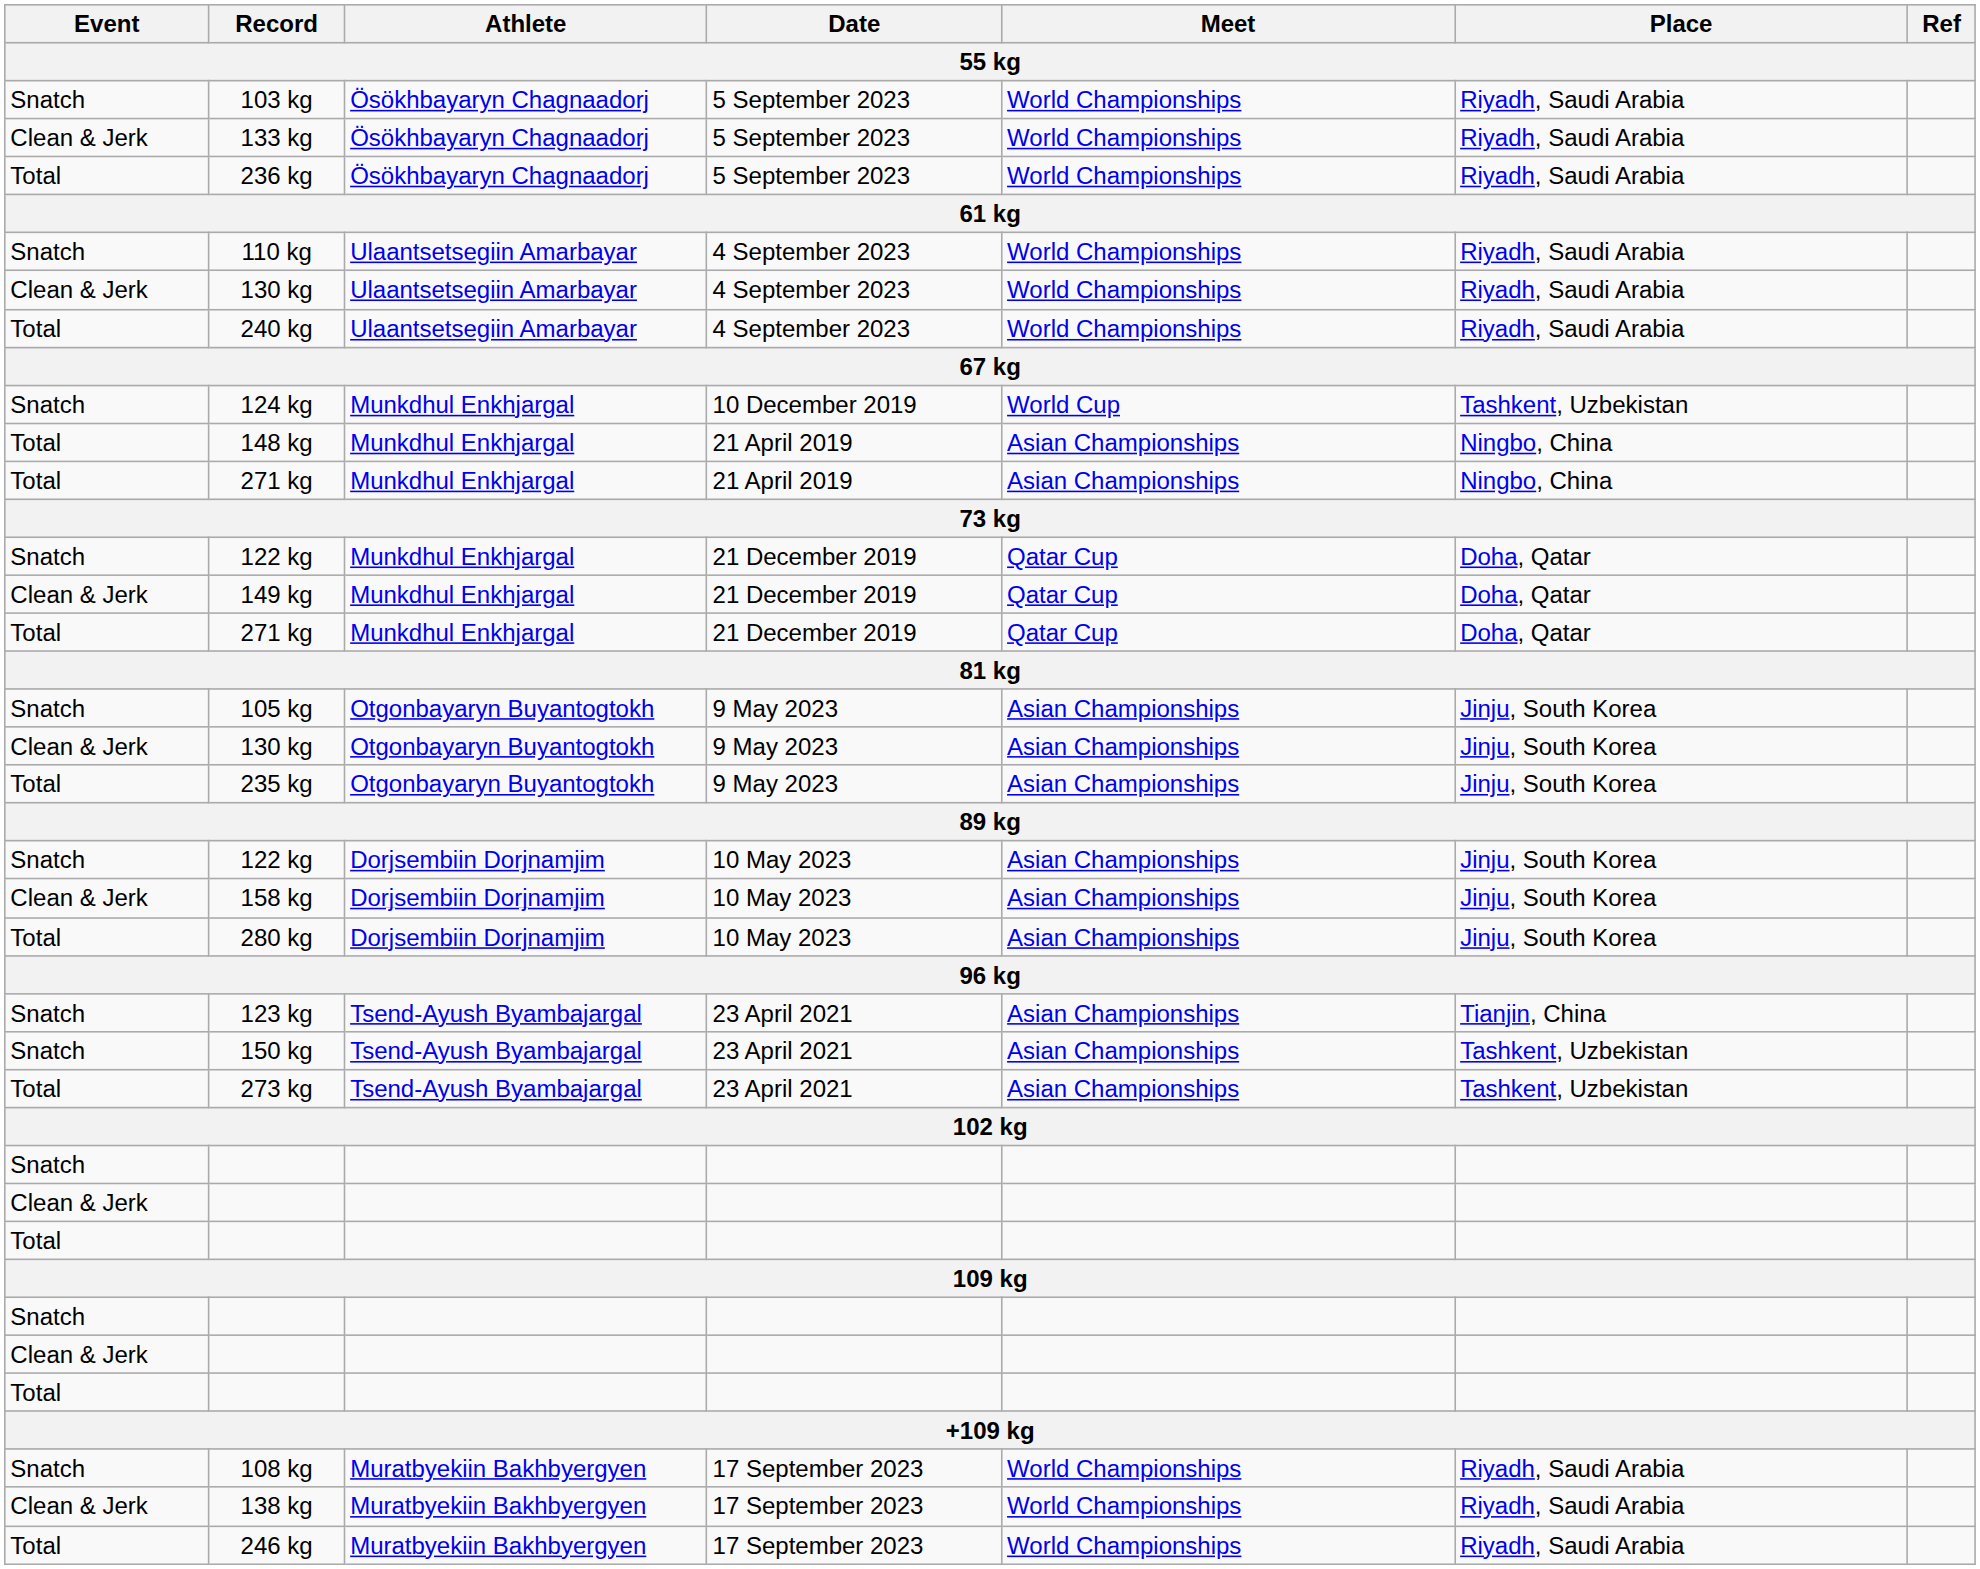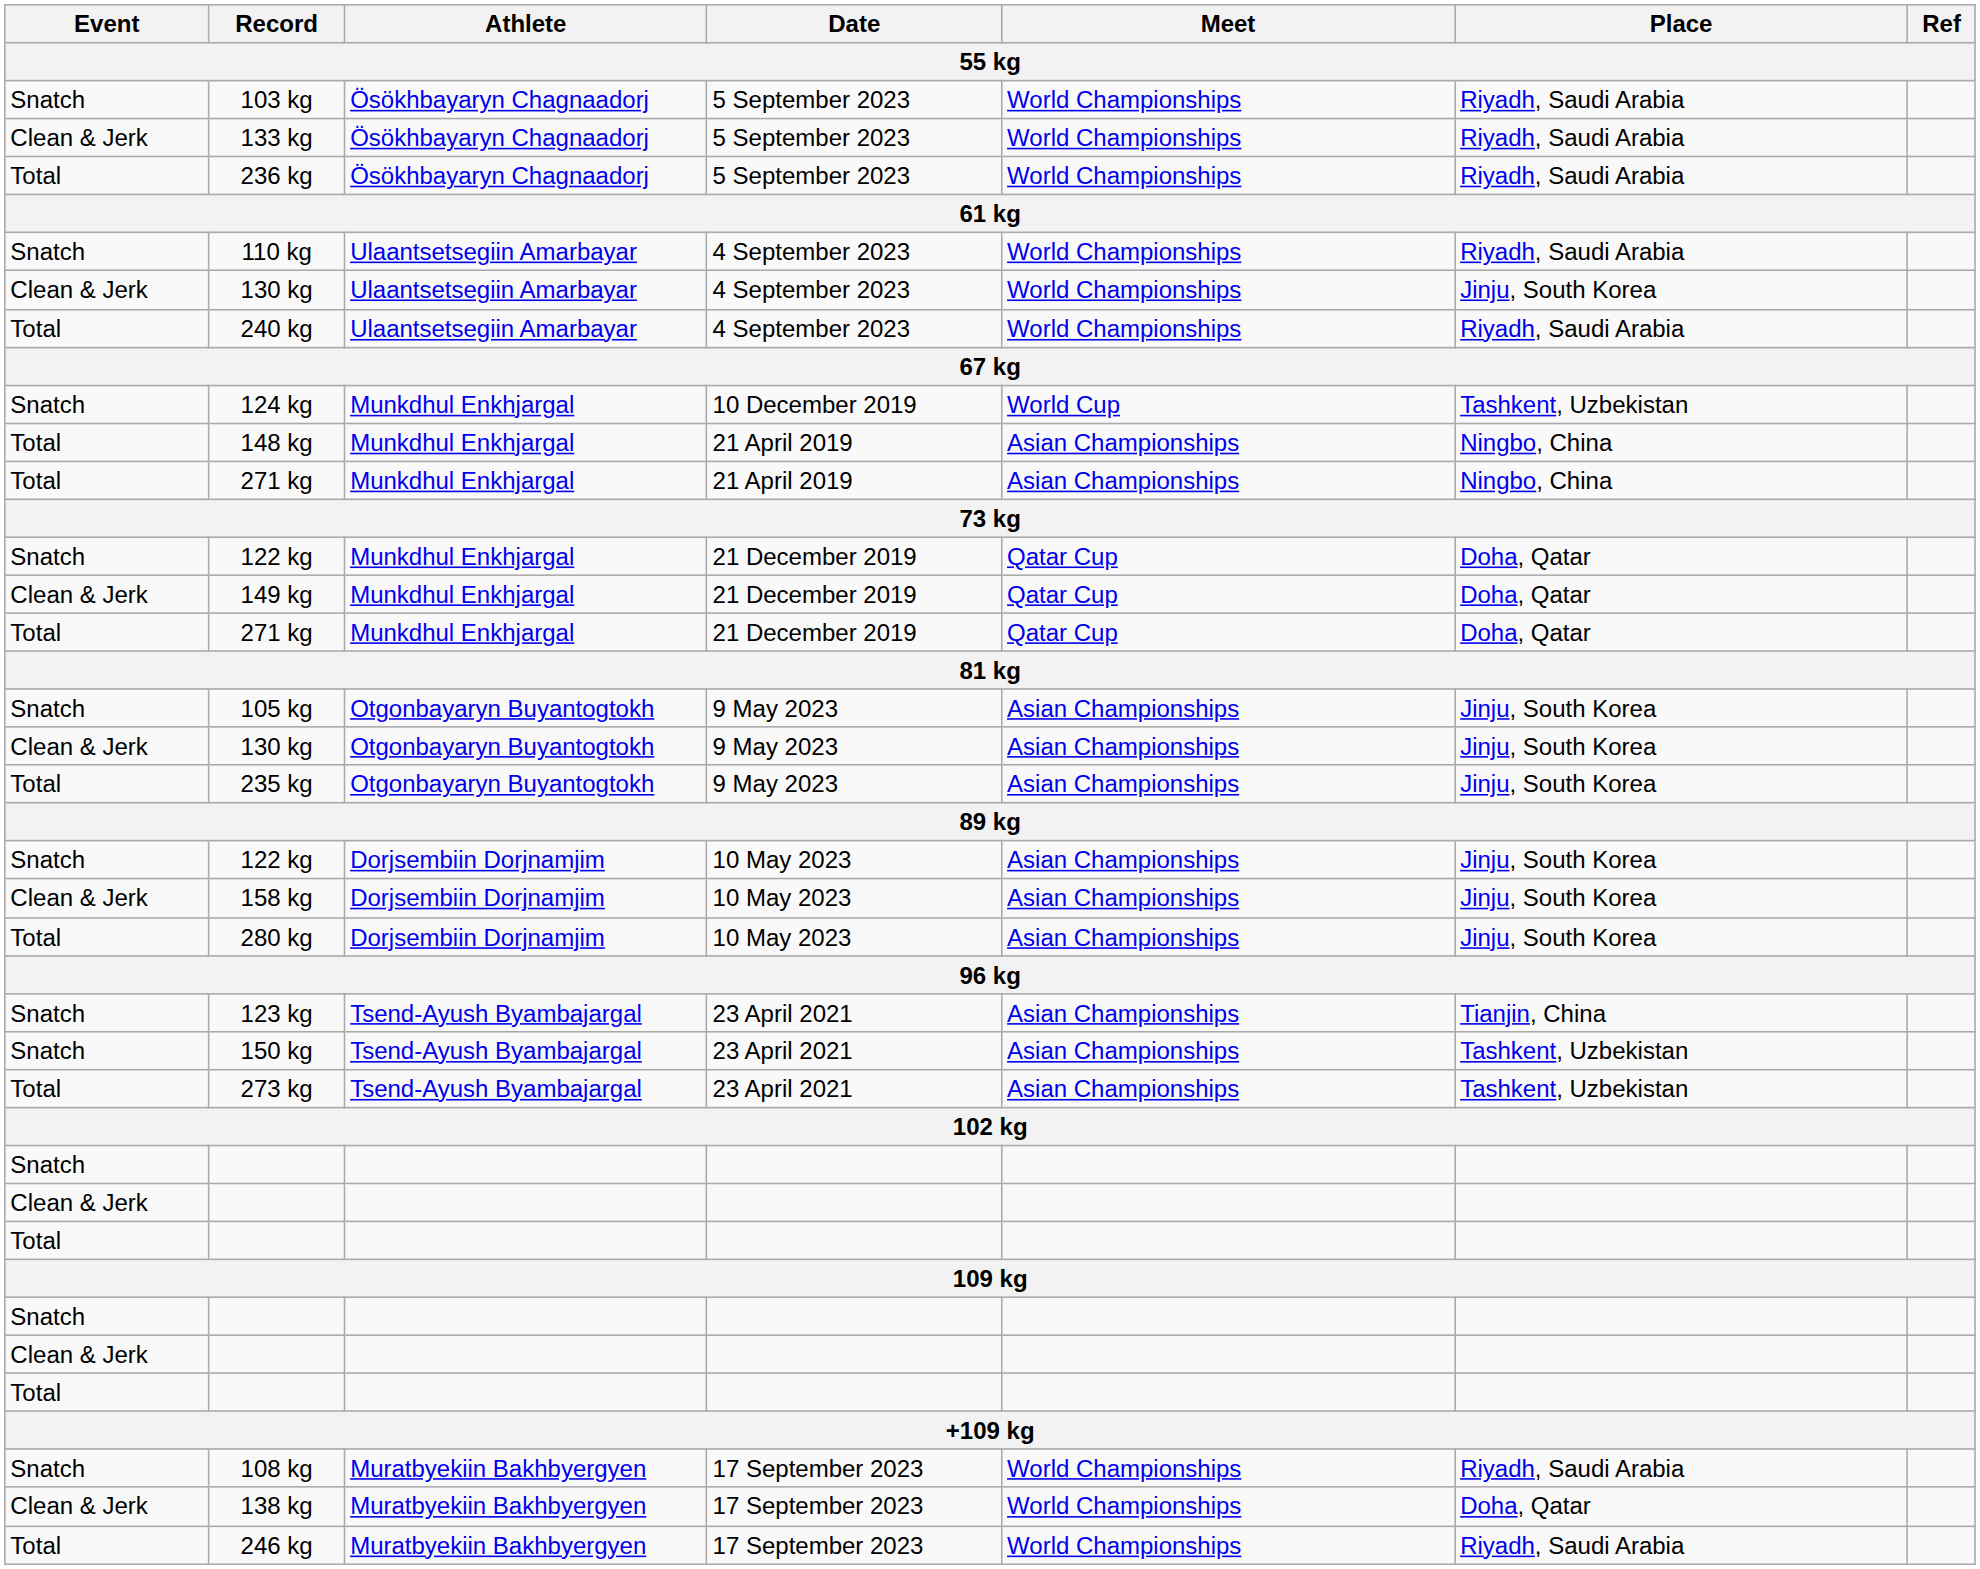(1572, 290) Riyadh, Saudi Arabia -> (1558, 290) Jinju, South Korea
(1572, 1507) Riyadh, Saudi Arabia -> (1526, 1507) Doha, Qatar
